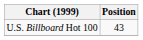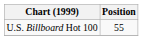(119, 27) 43 -> (119, 27) 55
